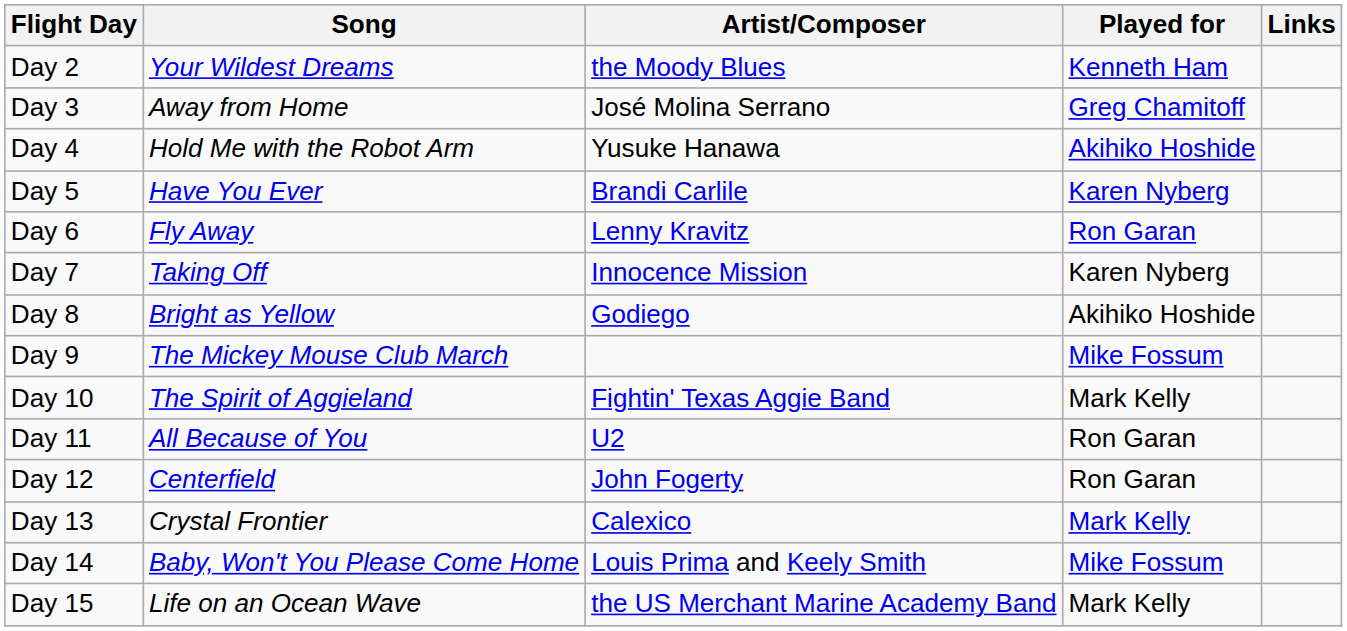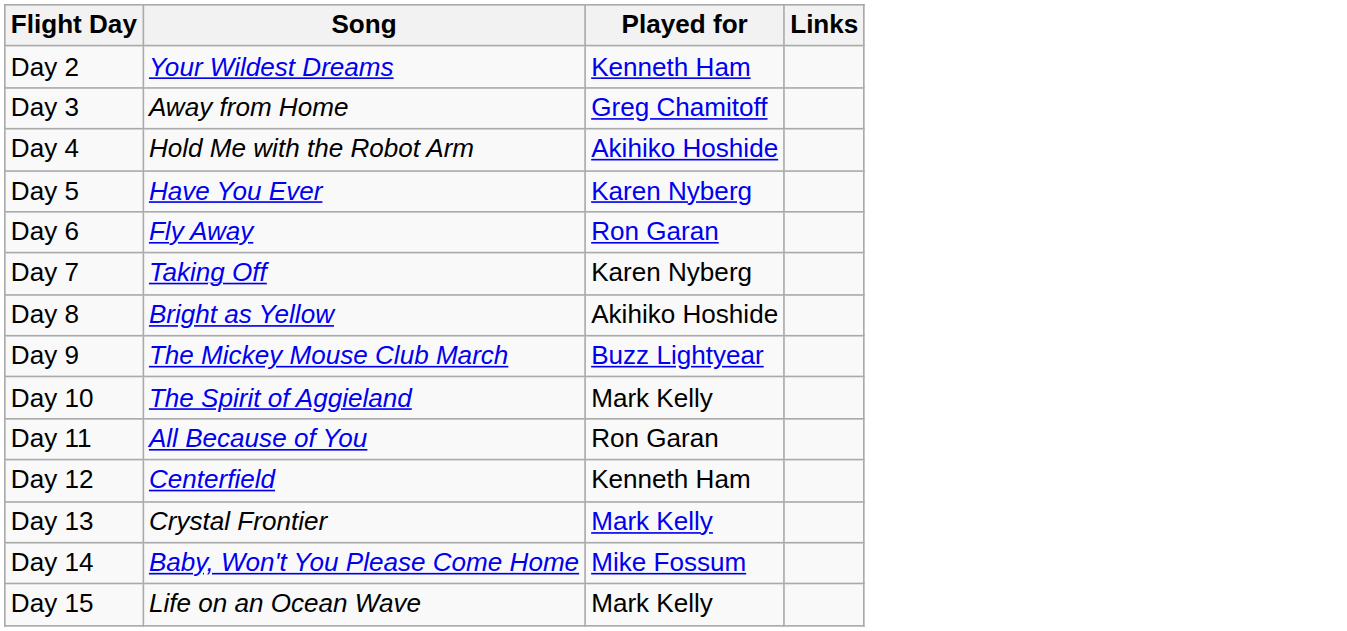- column: (824, 25)
(1146, 356) Mike Fossum -> (677, 356) Buzz Lightyear
(1132, 480) Ron Garan -> (671, 480) Kenneth Ham
